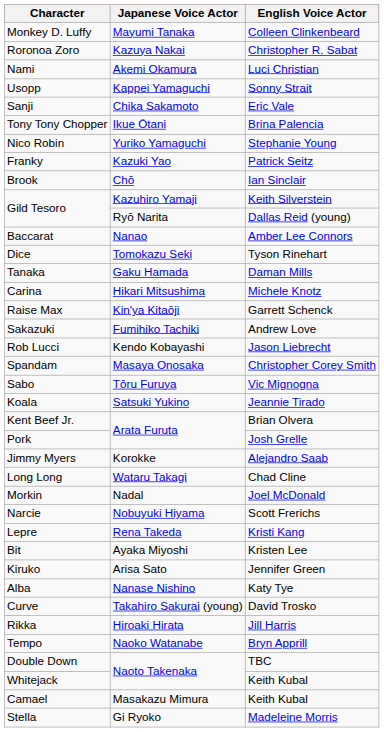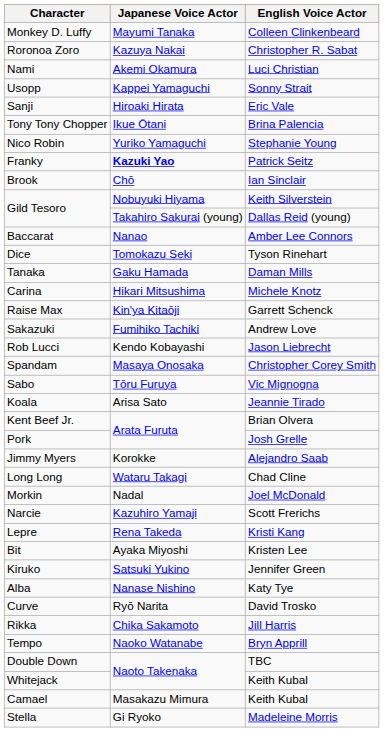(156, 106) Chika Sakamoto -> (148, 106) Hiroaki Hirata
(142, 161) normal -> (144, 161) bold
(155, 198) Kazuhiro Yamaji -> (159, 198) Nobuyuki Hiyama
(140, 217) Ryō Narita -> (178, 217) Takahiro Sakurai (young)
(151, 402) Satsuki Yukino -> (140, 402) Arisa Sato
(159, 513) Nobuyuki Hiyama -> (155, 513) Kazuhiro Yamaji
(140, 569) Arisa Sato -> (151, 569) Satsuki Yukino
(178, 606) Takahiro Sakurai (young) -> (140, 606) Ryō Narita
(148, 625) Hiroaki Hirata -> (156, 625) Chika Sakamoto
